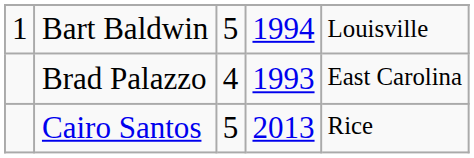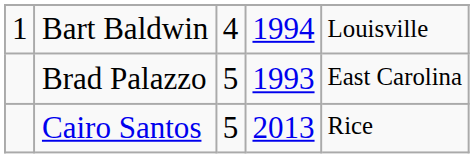(230, 29) 5 -> (230, 29) 4
(230, 78) 4 -> (230, 78) 5
